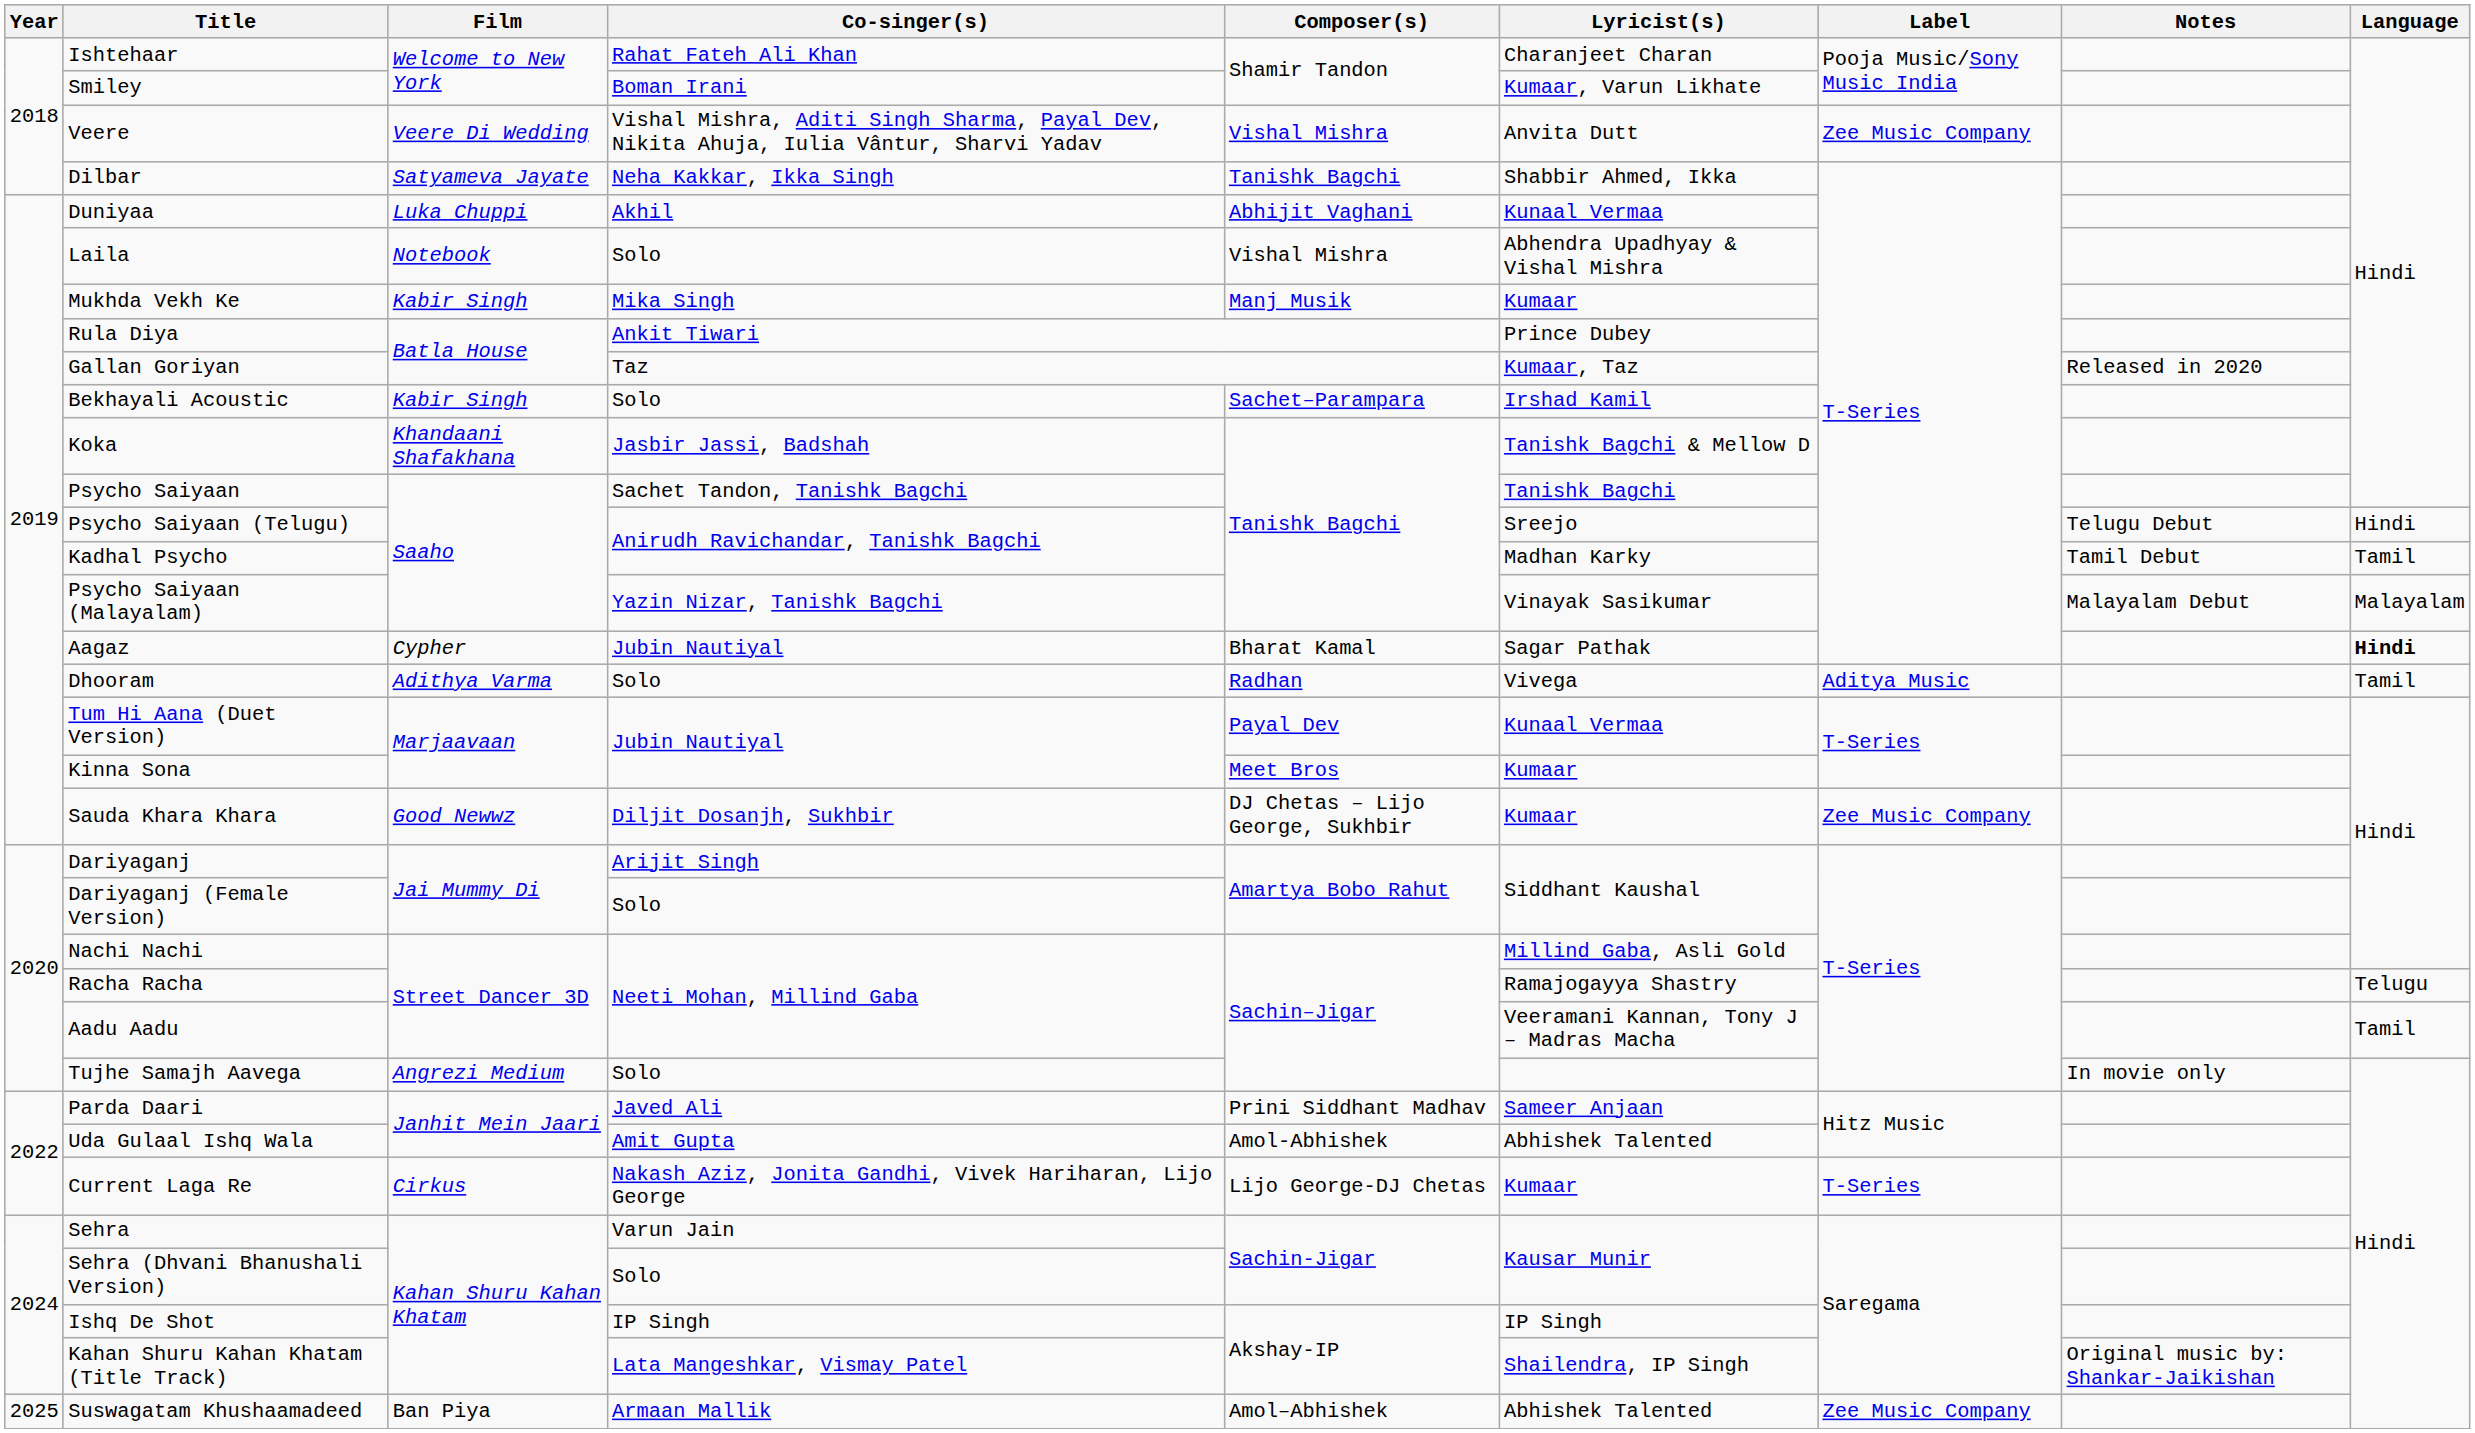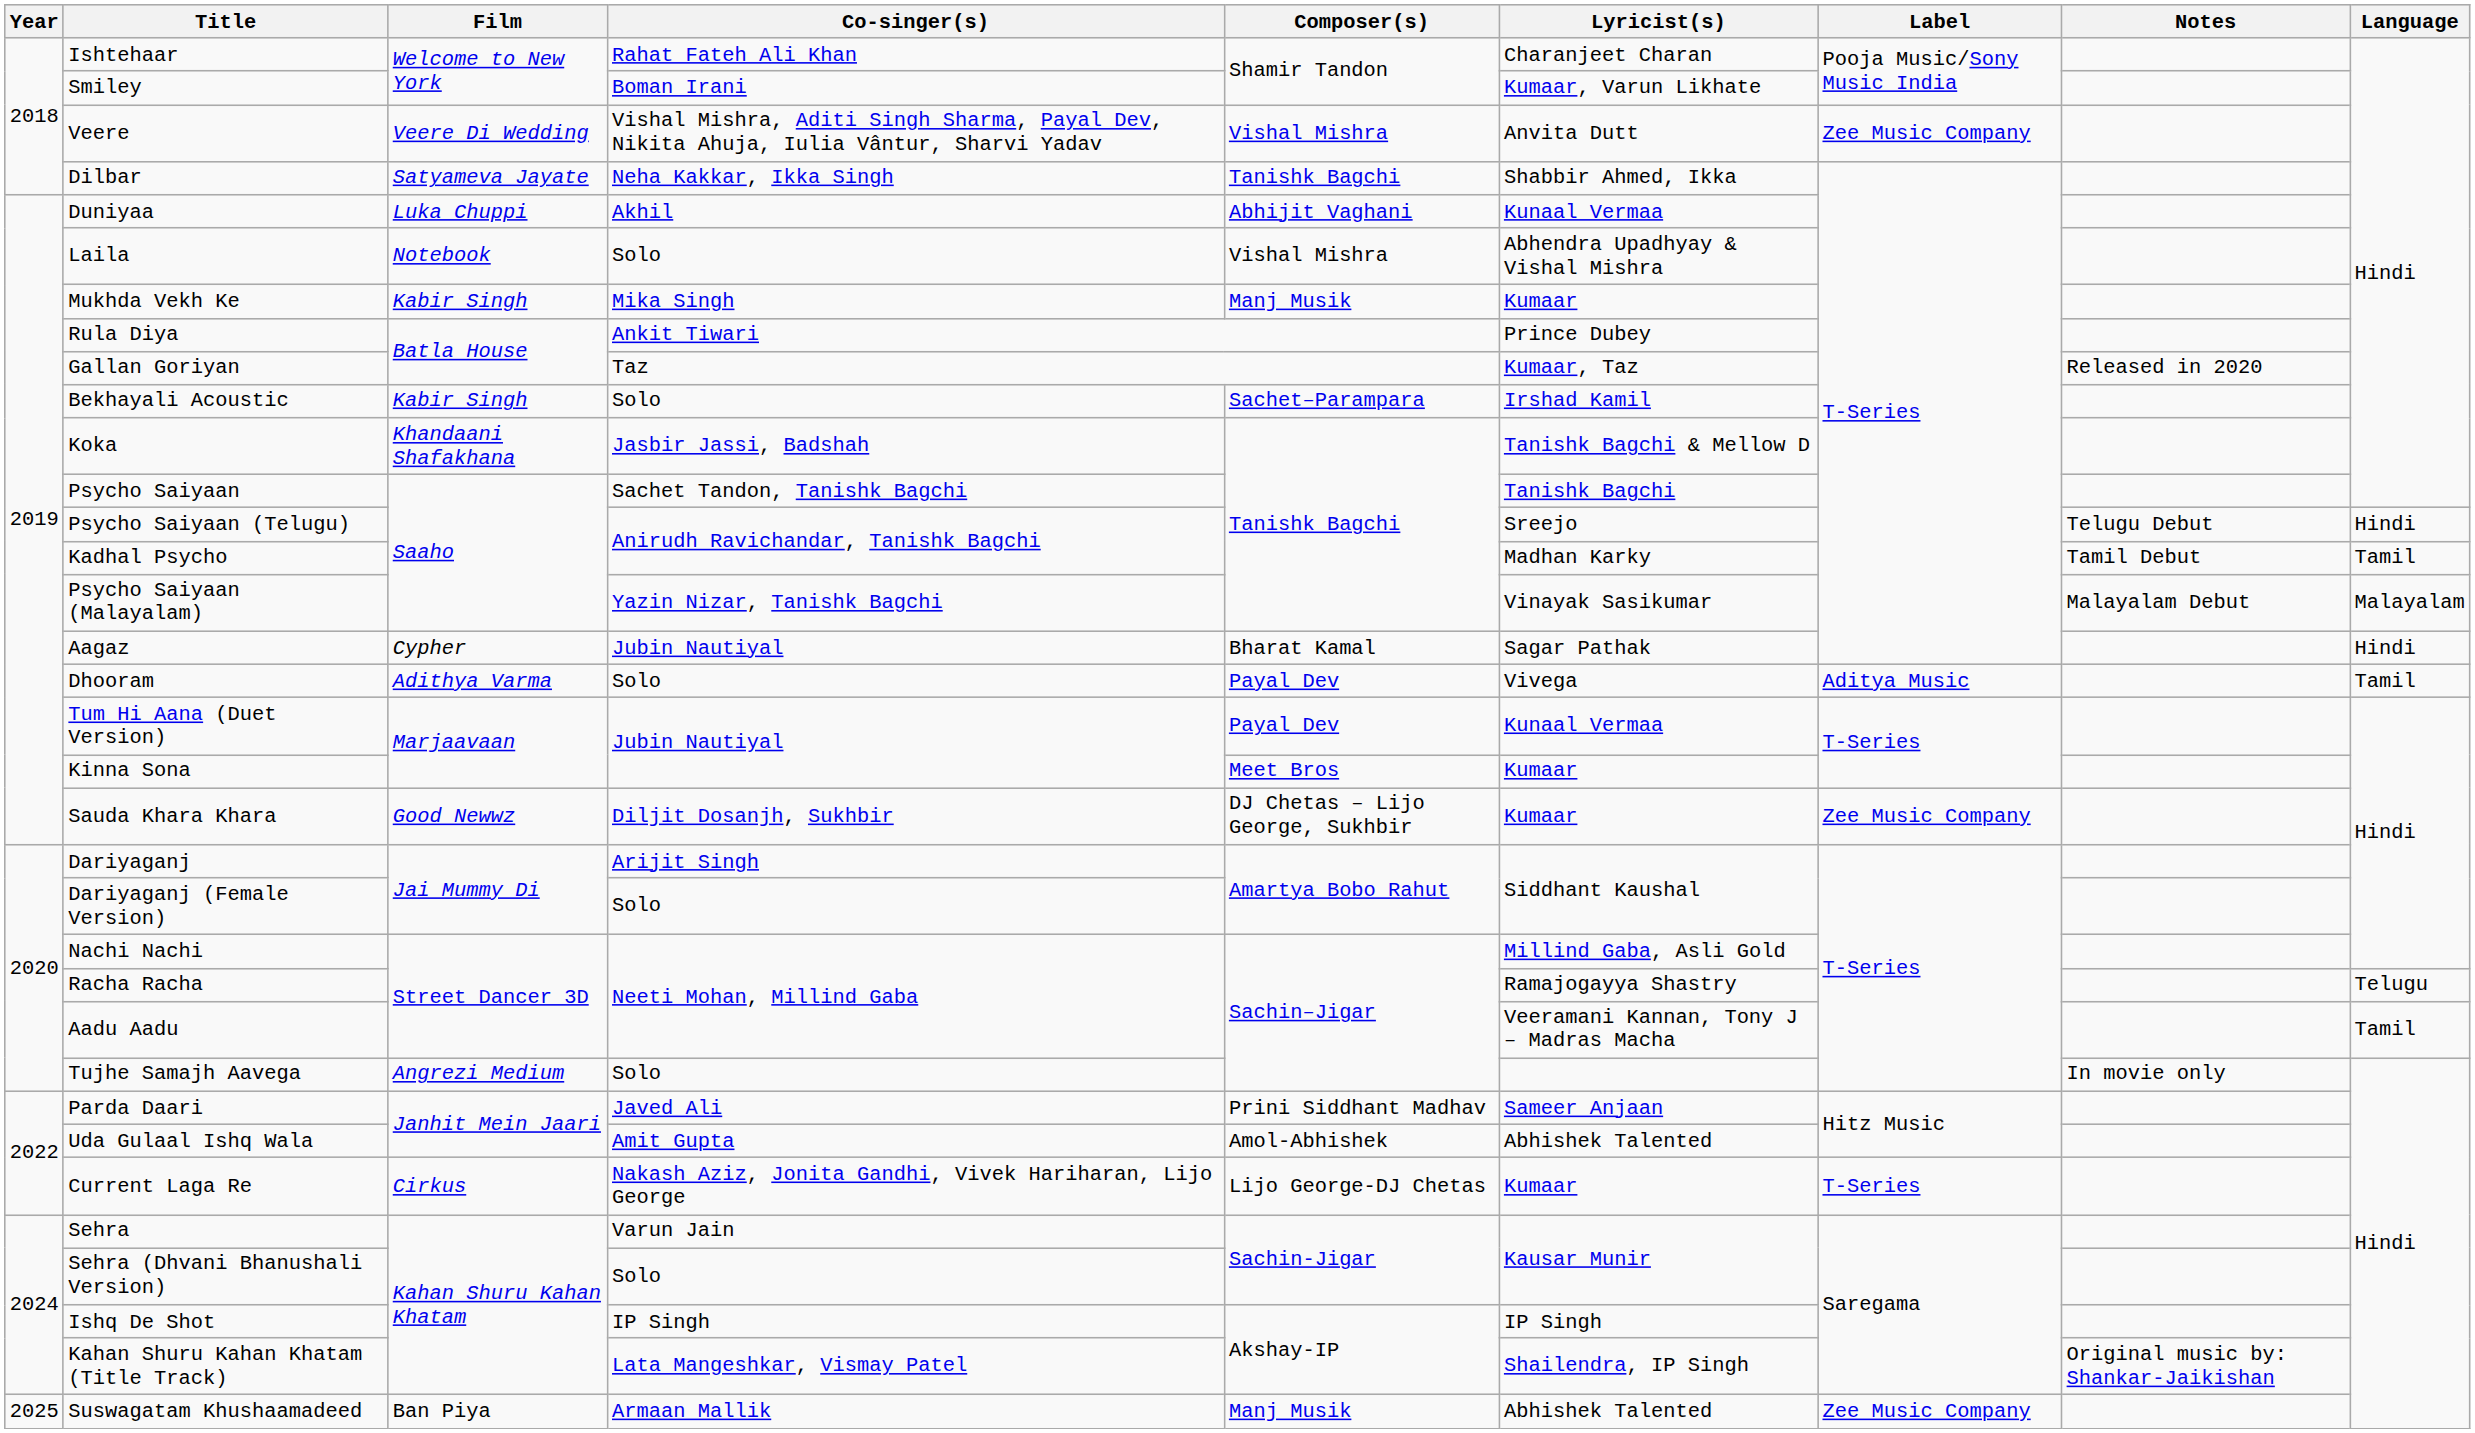(2385, 648) bold -> (2385, 648) normal
(1266, 681) Radhan -> (1284, 681) Payal Dev
(1309, 1411) Amol–Abhishek -> (1290, 1411) Manj Musik
